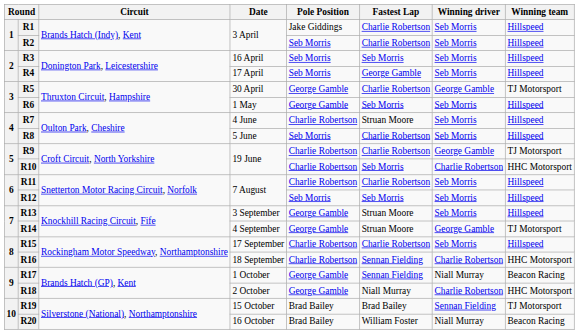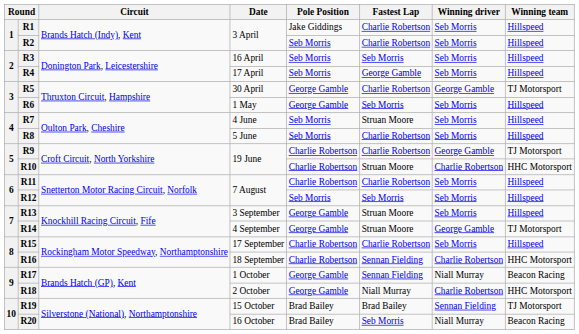(323, 120) Charlie Robertson -> (310, 120) Seb Morris
(383, 166) Seb Morris -> (388, 166) Struan Moore
(390, 321) William Foster -> (383, 321) Seb Morris
